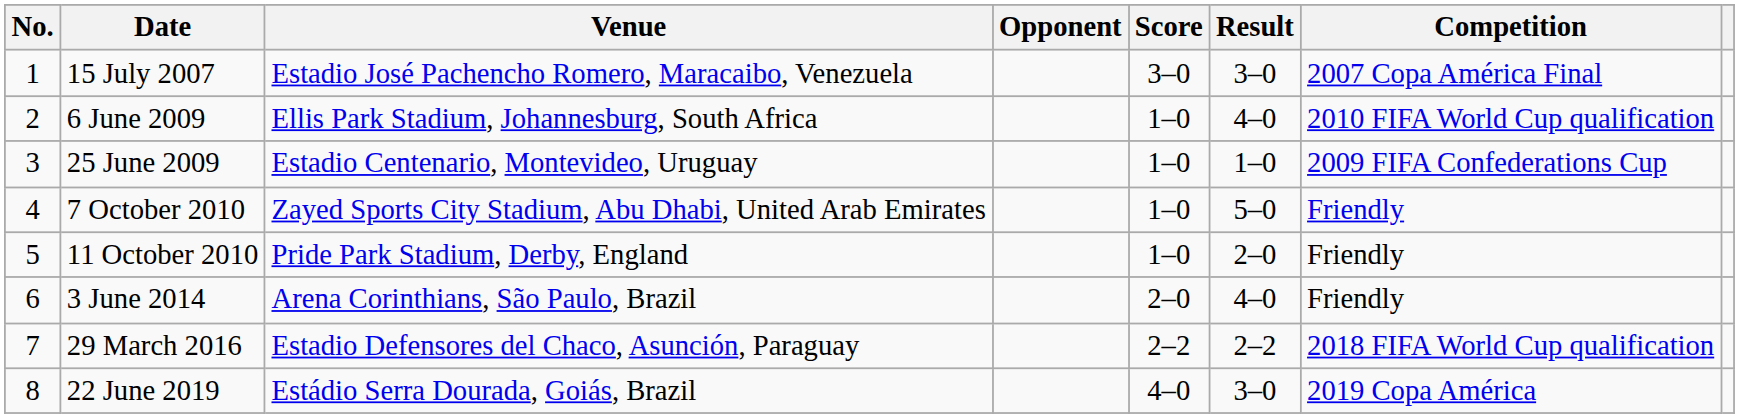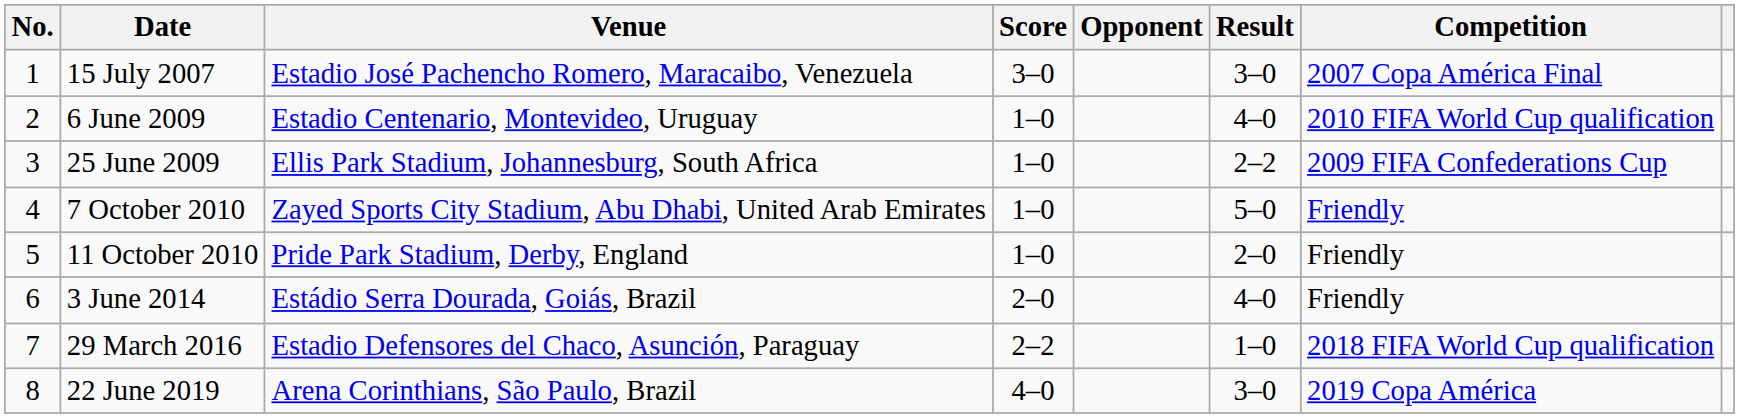columns swapped: (1060, 27) <-> (1169, 27)
(544, 118) Ellis Park Stadium, Johannesburg, South Africa -> (514, 118) Estadio Centenario, Montevideo, Uruguay
(514, 163) Estadio Centenario, Montevideo, Uruguay -> (544, 163) Ellis Park Stadium, Johannesburg, South Africa
(1255, 163) 1–0 -> (1255, 163) 2–2
(484, 299) Arena Corinthians, São Paulo, Brazil -> (484, 299) Estádio Serra Dourada, Goiás, Brazil
(1255, 345) 2–2 -> (1255, 345) 1–0
(484, 390) Estádio Serra Dourada, Goiás, Brazil -> (484, 390) Arena Corinthians, São Paulo, Brazil
